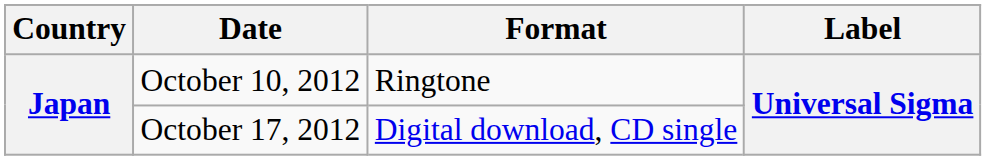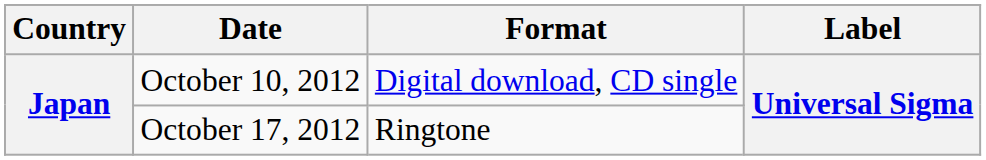(433, 79) Ringtone -> (556, 79) Digital download, CD single
(556, 129) Digital download, CD single -> (433, 129) Ringtone
